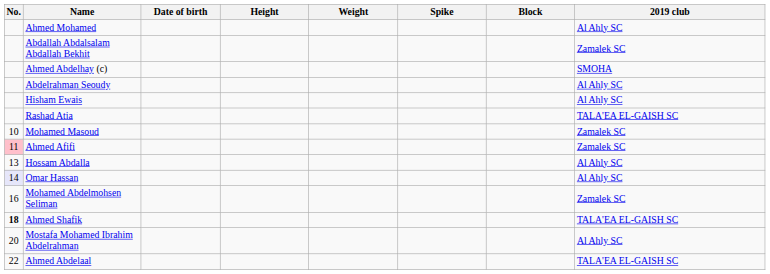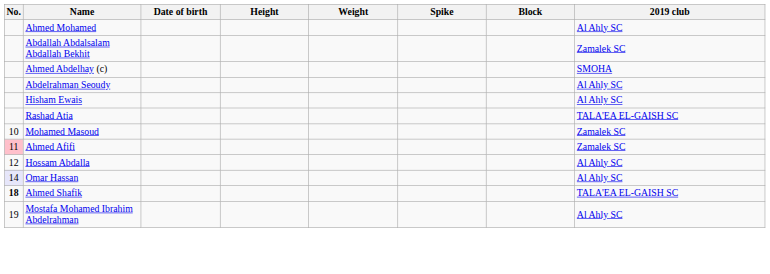(14, 162) 13 -> (14, 162) 12
- row: (73, 198)
(14, 240) 20 -> (14, 214) 19
- row: (58, 261)
